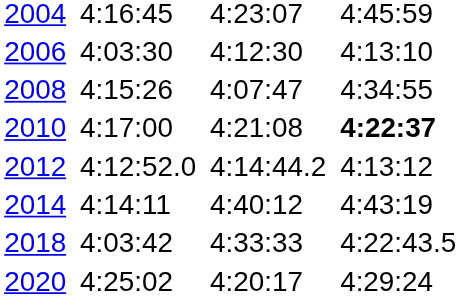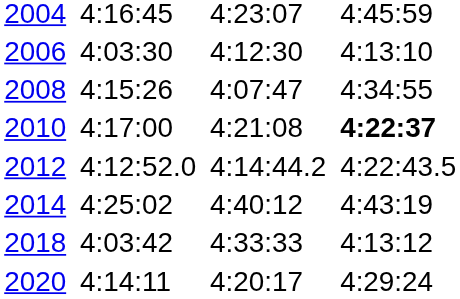(387, 166) 4:13:12 -> (398, 166) 4:22:43.5
(125, 204) 4:14:11 -> (127, 204) 4:25:02
(398, 243) 4:22:43.5 -> (387, 243) 4:13:12
(127, 281) 4:25:02 -> (125, 281) 4:14:11
